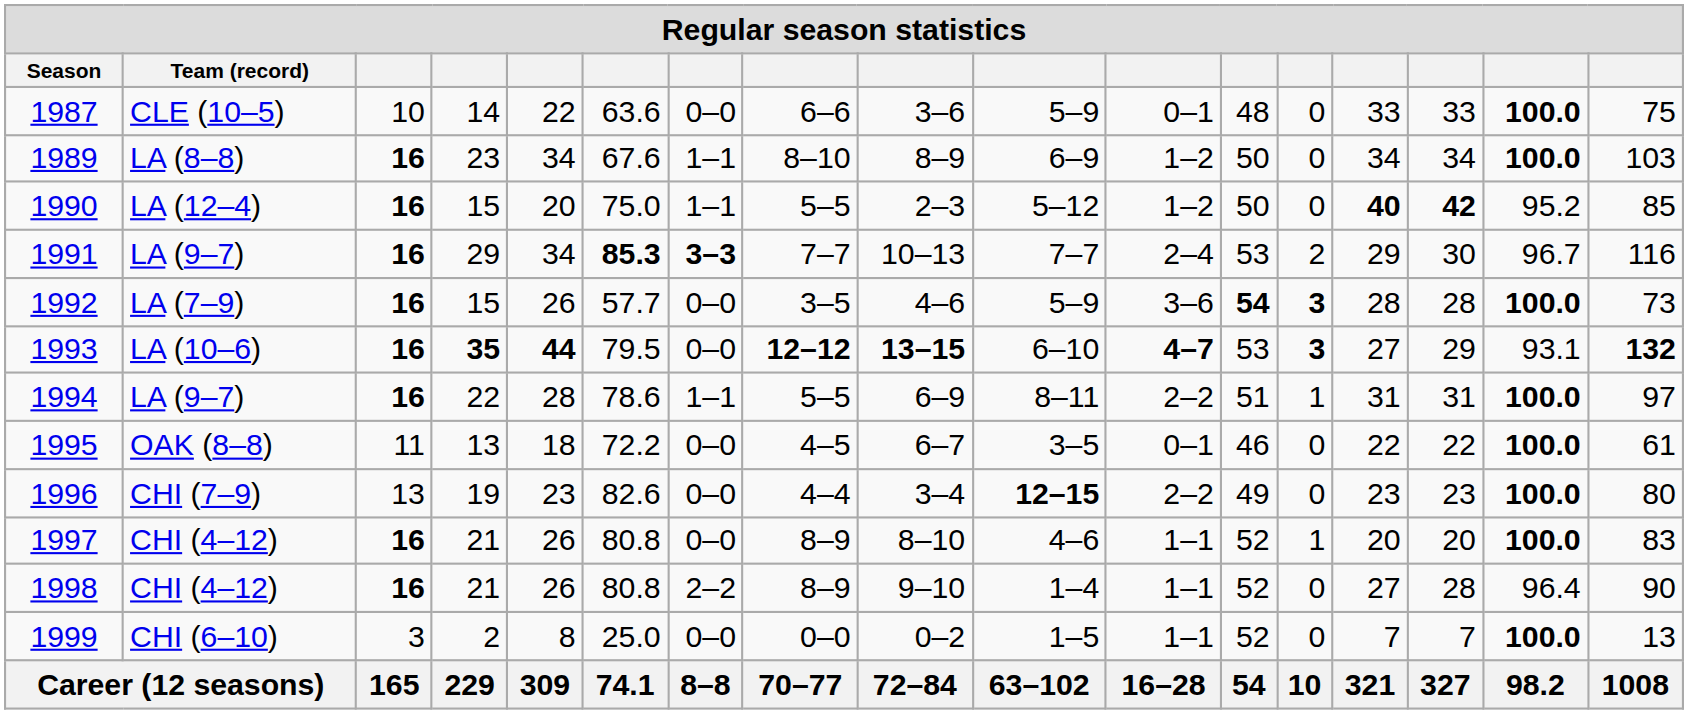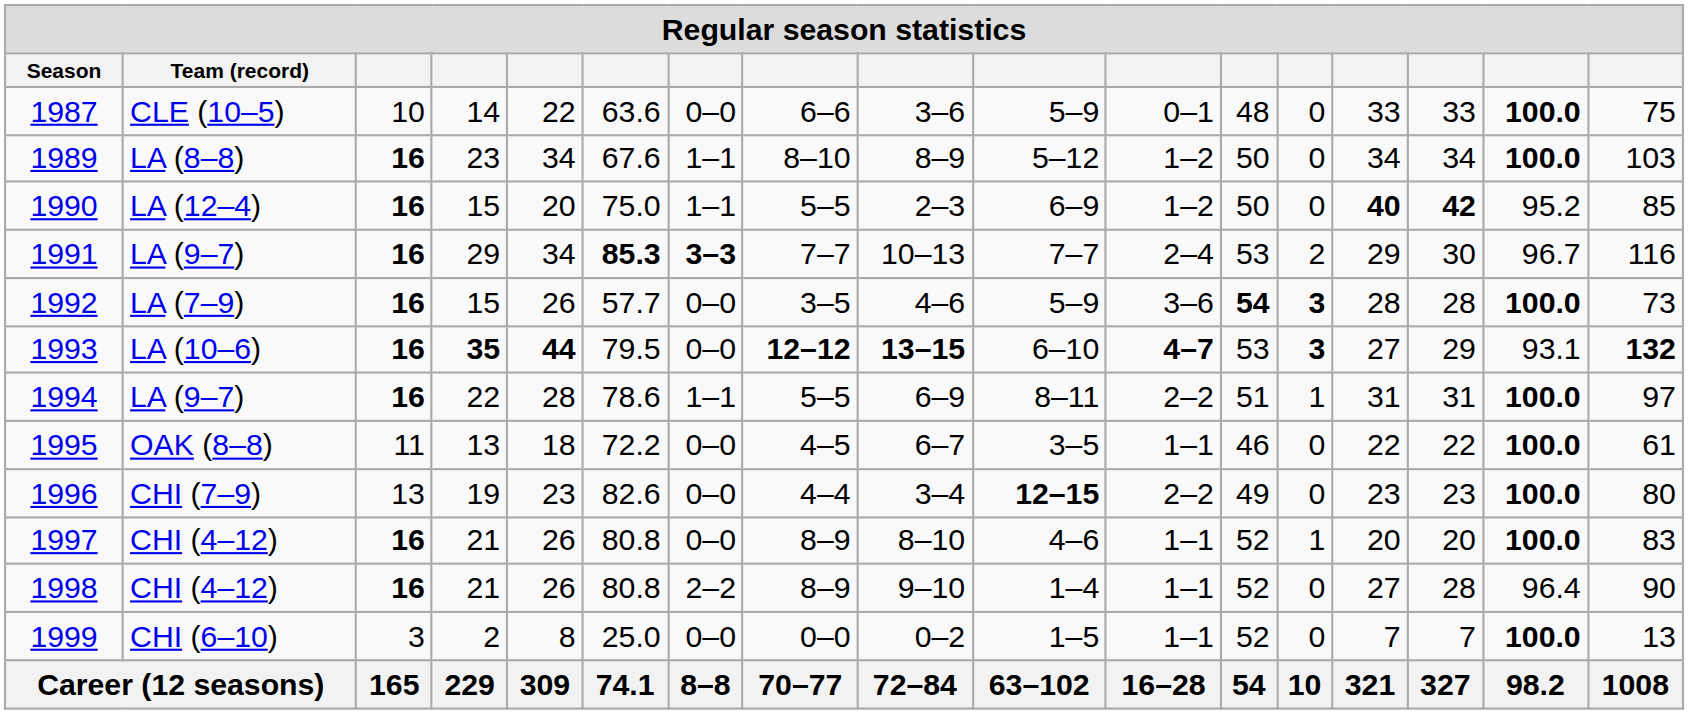(1074, 158) 6–9 -> (1066, 158) 5–12
(1066, 206) 5–12 -> (1074, 206) 6–9
(1189, 445) 0–1 -> (1189, 445) 1–1
